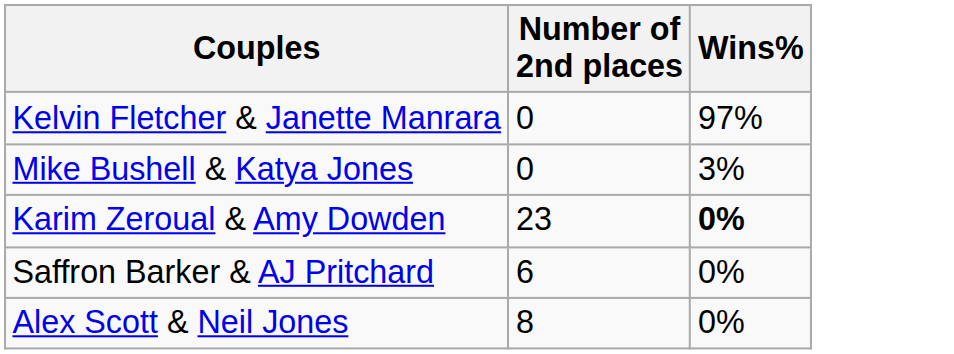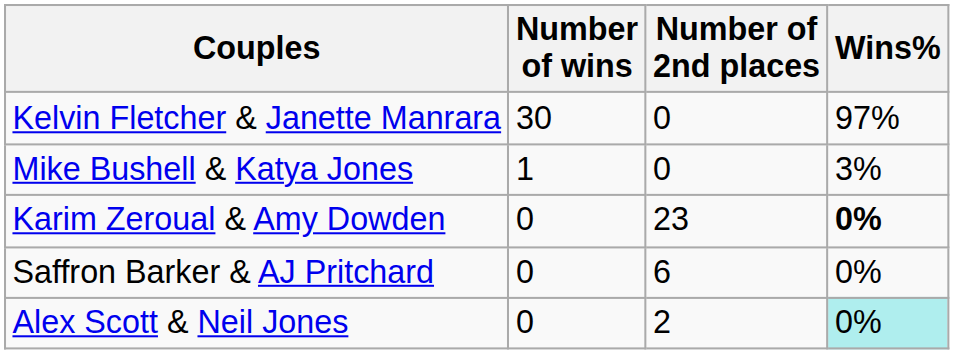+ column: (577, 48)
(525, 322) 8 -> (662, 322) 2
(721, 322) no background -> (858, 322) paleturquoise background
